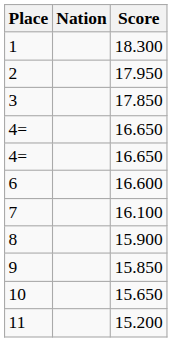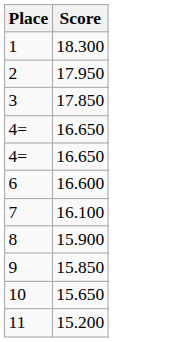- column: (82, 18)
